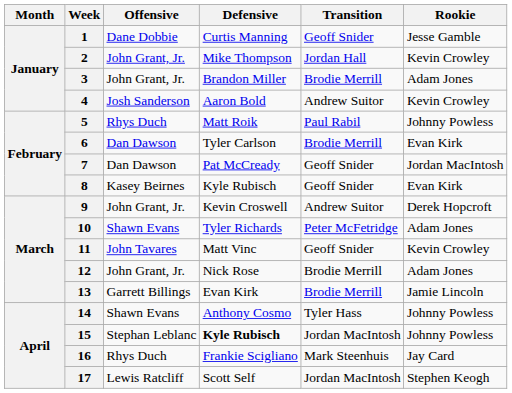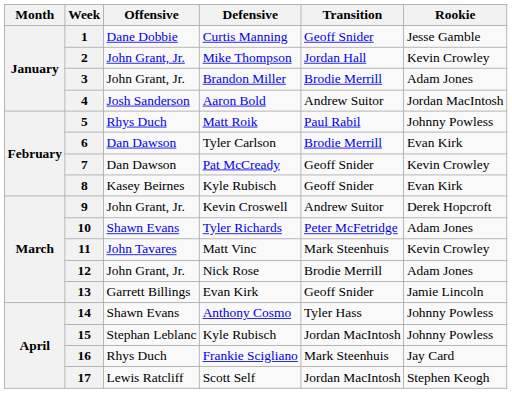(448, 100) Kevin Crowley -> (455, 100) Jordan MacIntosh
(455, 164) Jordan MacIntosh -> (448, 164) Kevin Crowley
(339, 249) Geoff Snider -> (346, 249) Mark Steenhuis
(343, 292) Brodie Merrill -> (339, 292) Geoff Snider
(241, 334) bold -> (239, 334) normal
